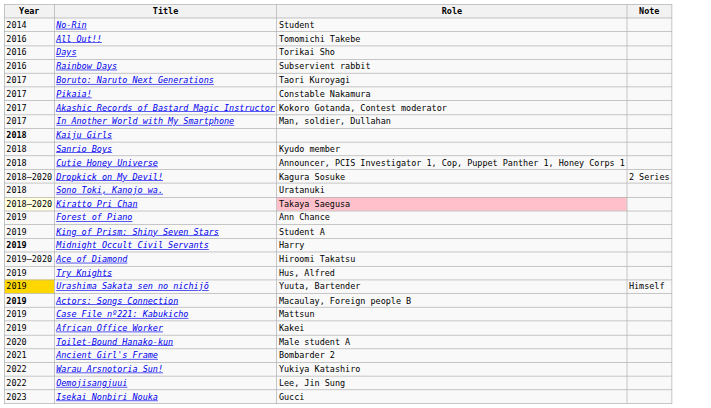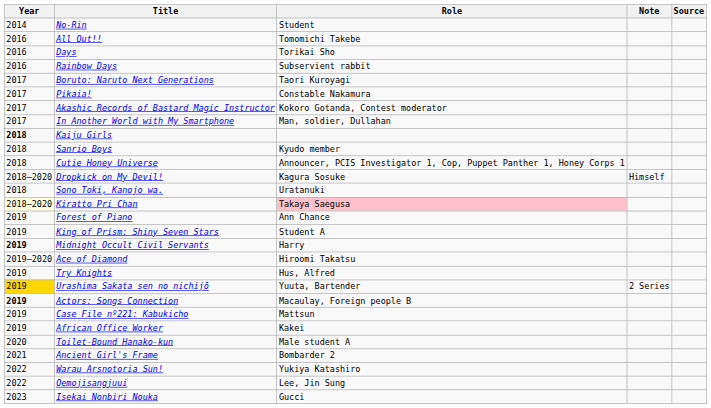+ column: (689, 11)
(649, 176) 2 Series -> (647, 176) Himself
(647, 287) Himself -> (649, 287) 2 Series
